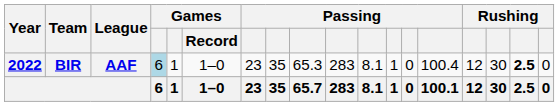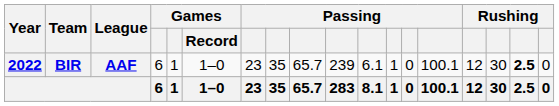(159, 64) lightblue background -> (159, 64) no background
(308, 64) 65.3 -> (308, 64) 65.7
(342, 64) 283 -> (342, 64) 239
(372, 64) 8.1 -> (372, 64) 6.1
(440, 64) 100.4 -> (440, 64) 100.1
